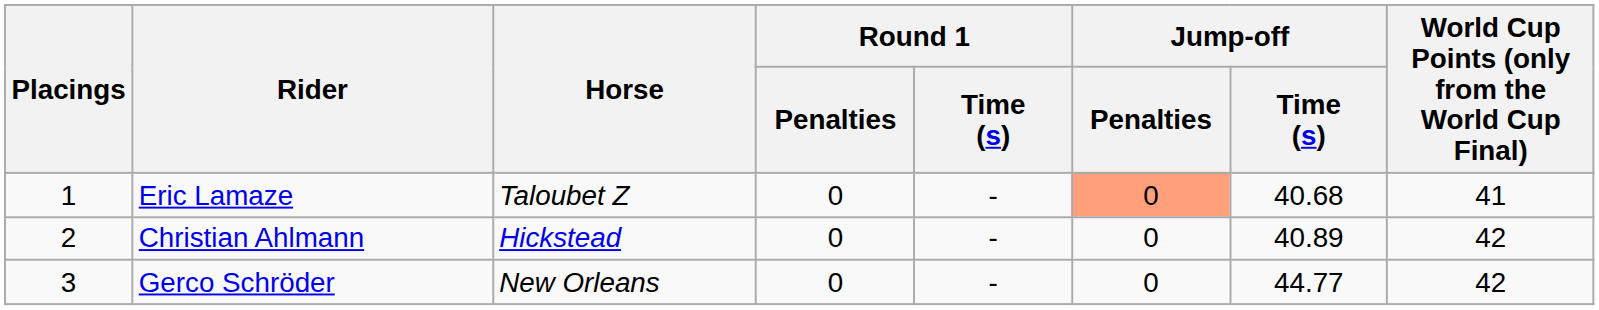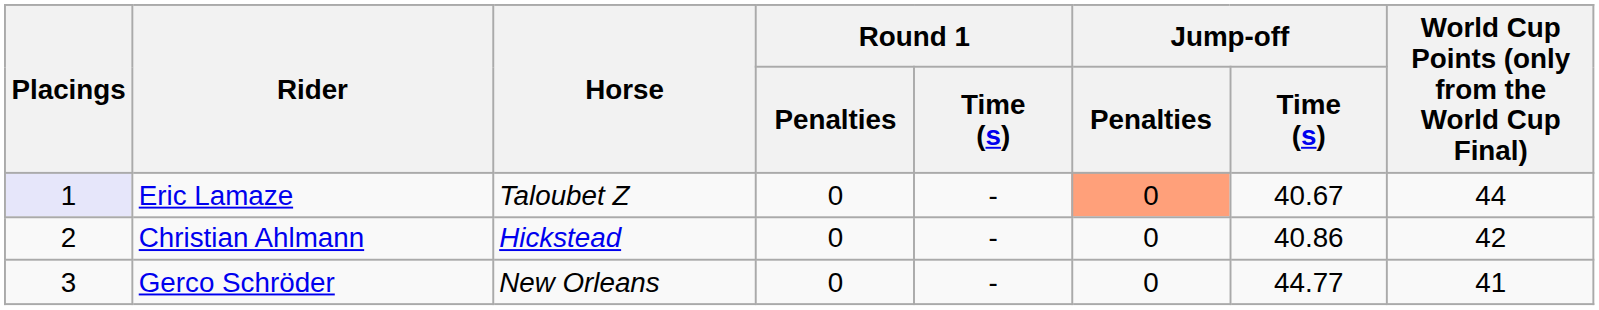(69, 195) no background -> (69, 195) lavender background
(1309, 195) 40.68 -> (1309, 195) 40.67
(1491, 195) 41 -> (1491, 195) 44
(1309, 239) 40.89 -> (1309, 239) 40.86
(1491, 283) 42 -> (1491, 283) 41
